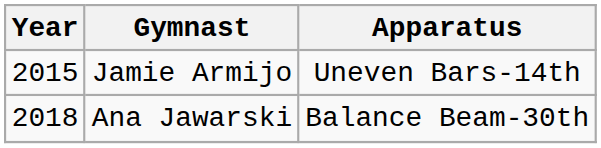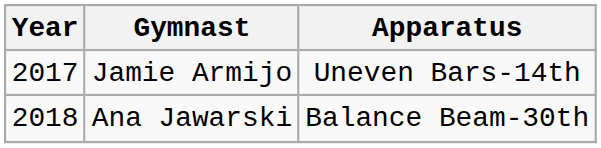(45, 73) 2015 -> (45, 73) 2017
